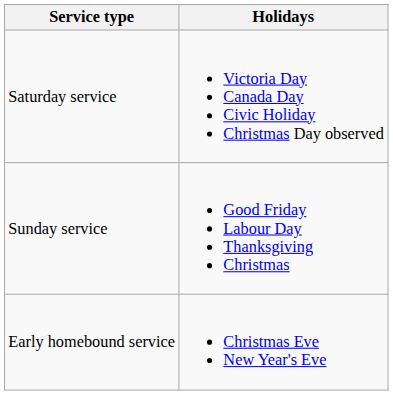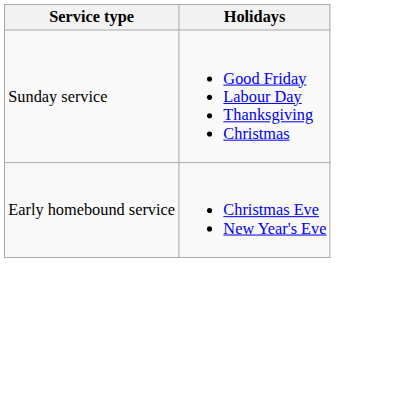- row: (62, 96)
